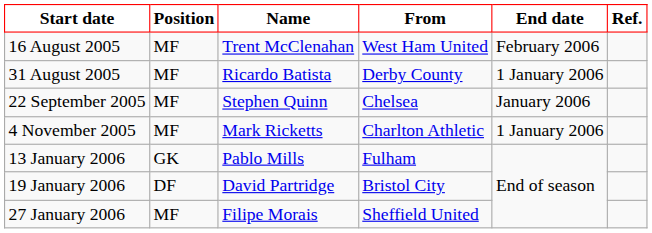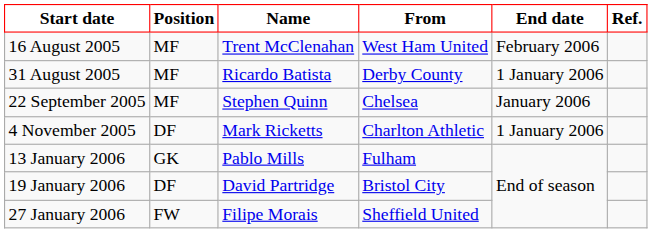(166, 130) MF -> (165, 130) DF
(166, 213) MF -> (167, 213) FW
